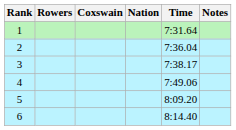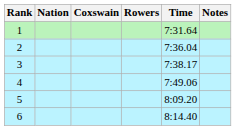columns swapped: (55, 13) <-> (143, 13)
